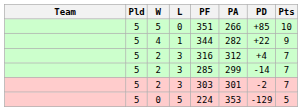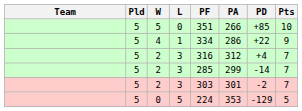(205, 41) 344 -> (205, 41) 334
(233, 41) 282 -> (233, 41) 286
